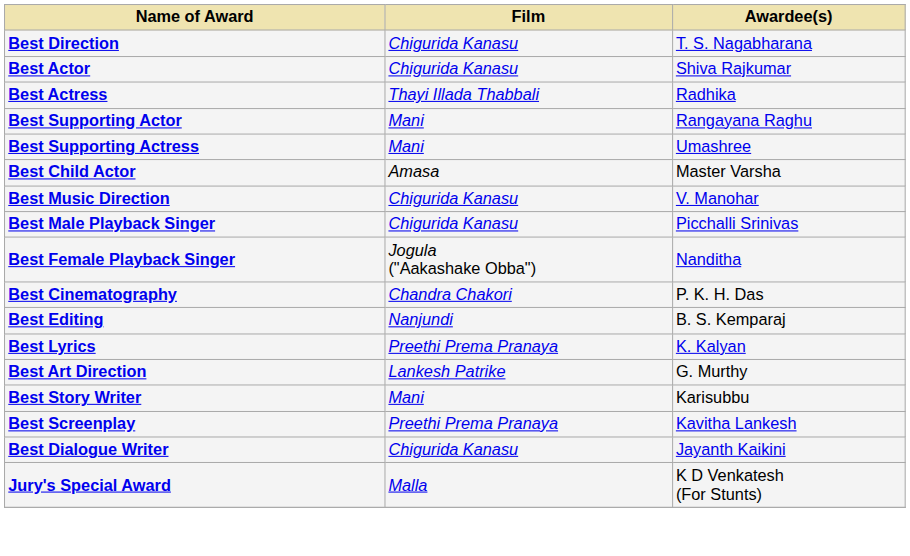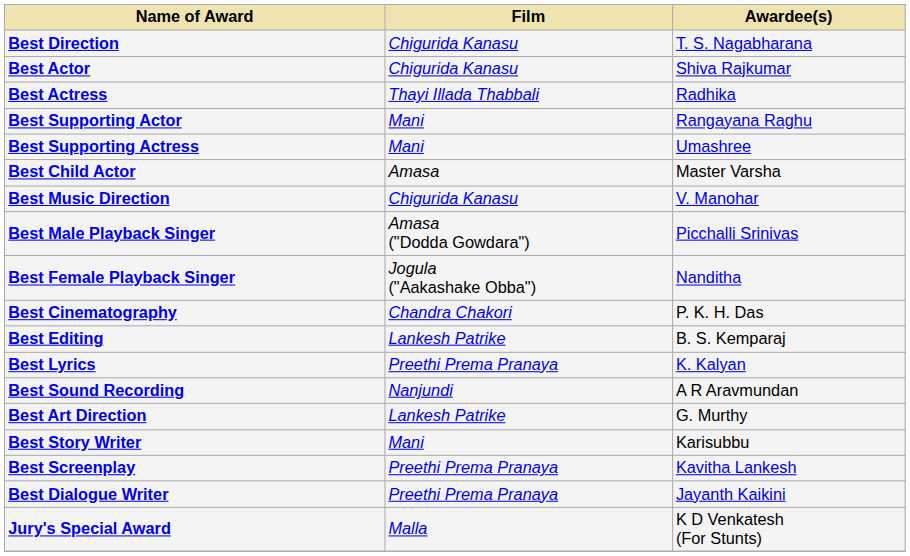(453, 224) Chigurida Kanasu -> (459, 233) Amasa ("Dodda Gowdara")
(421, 320) Nanjundi -> (447, 338) Lankesh Patrike
+ row: (96, 390)
(453, 449) Chigurida Kanasu -> (473, 494) Preethi Prema Pranaya
